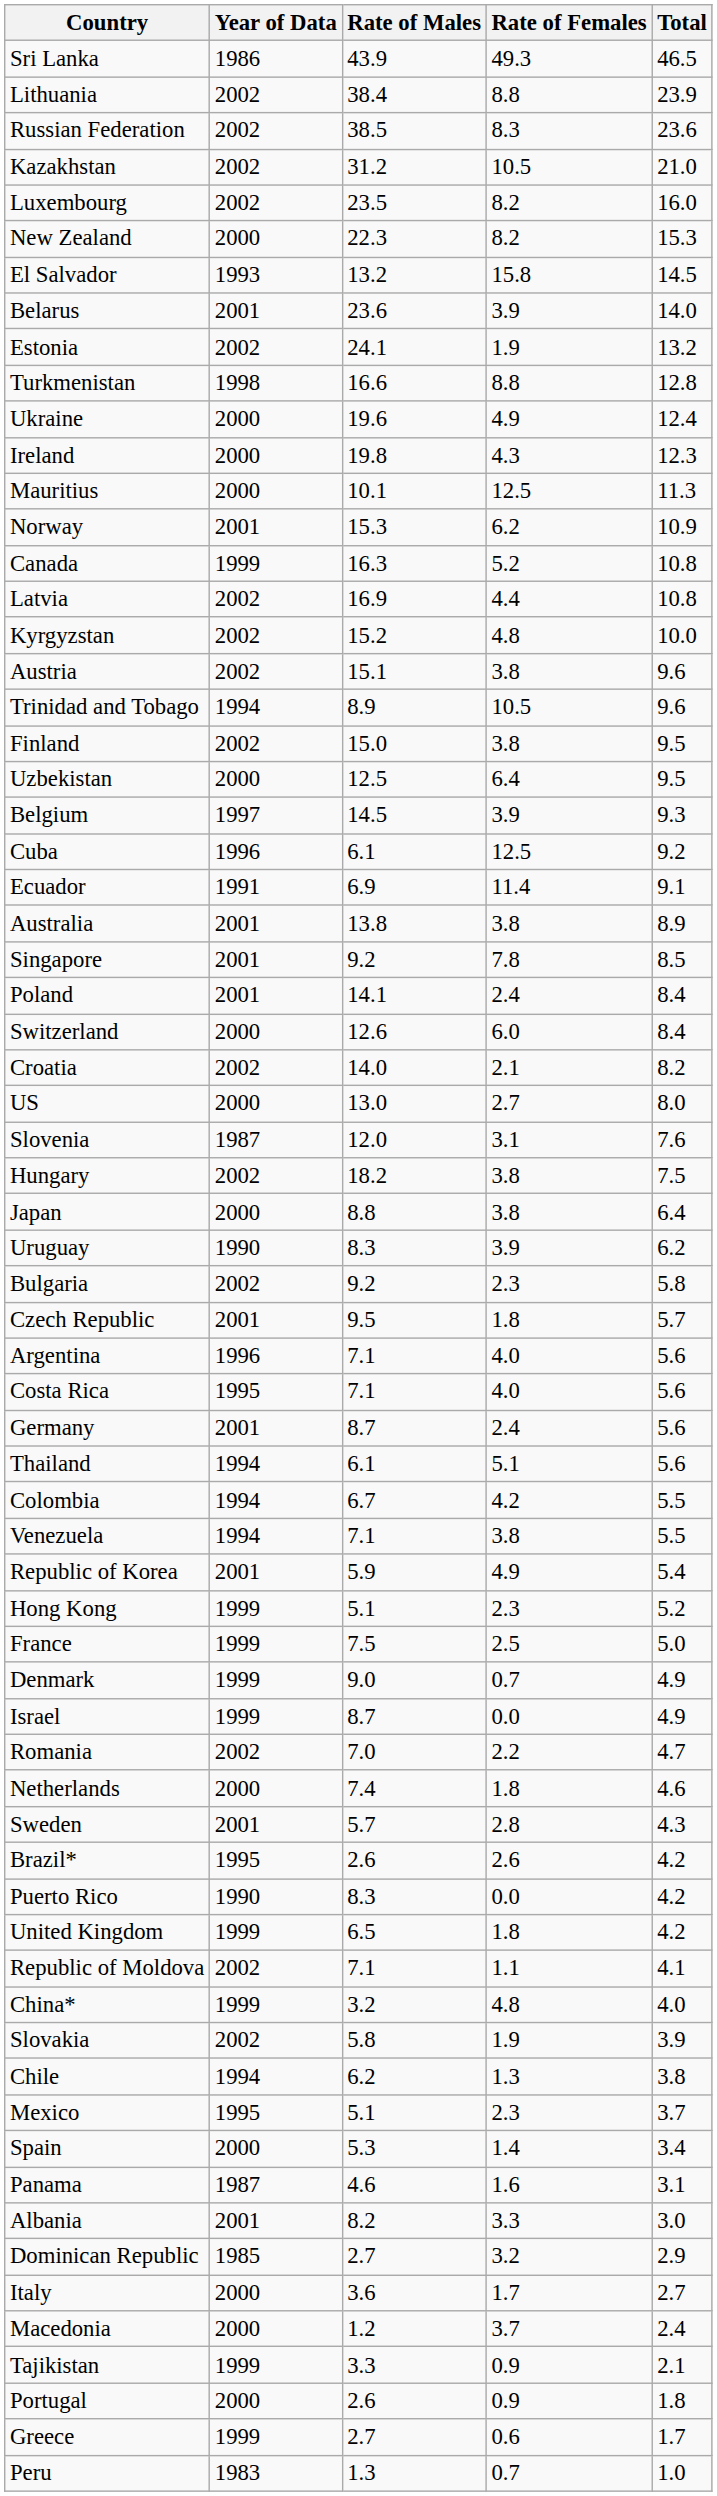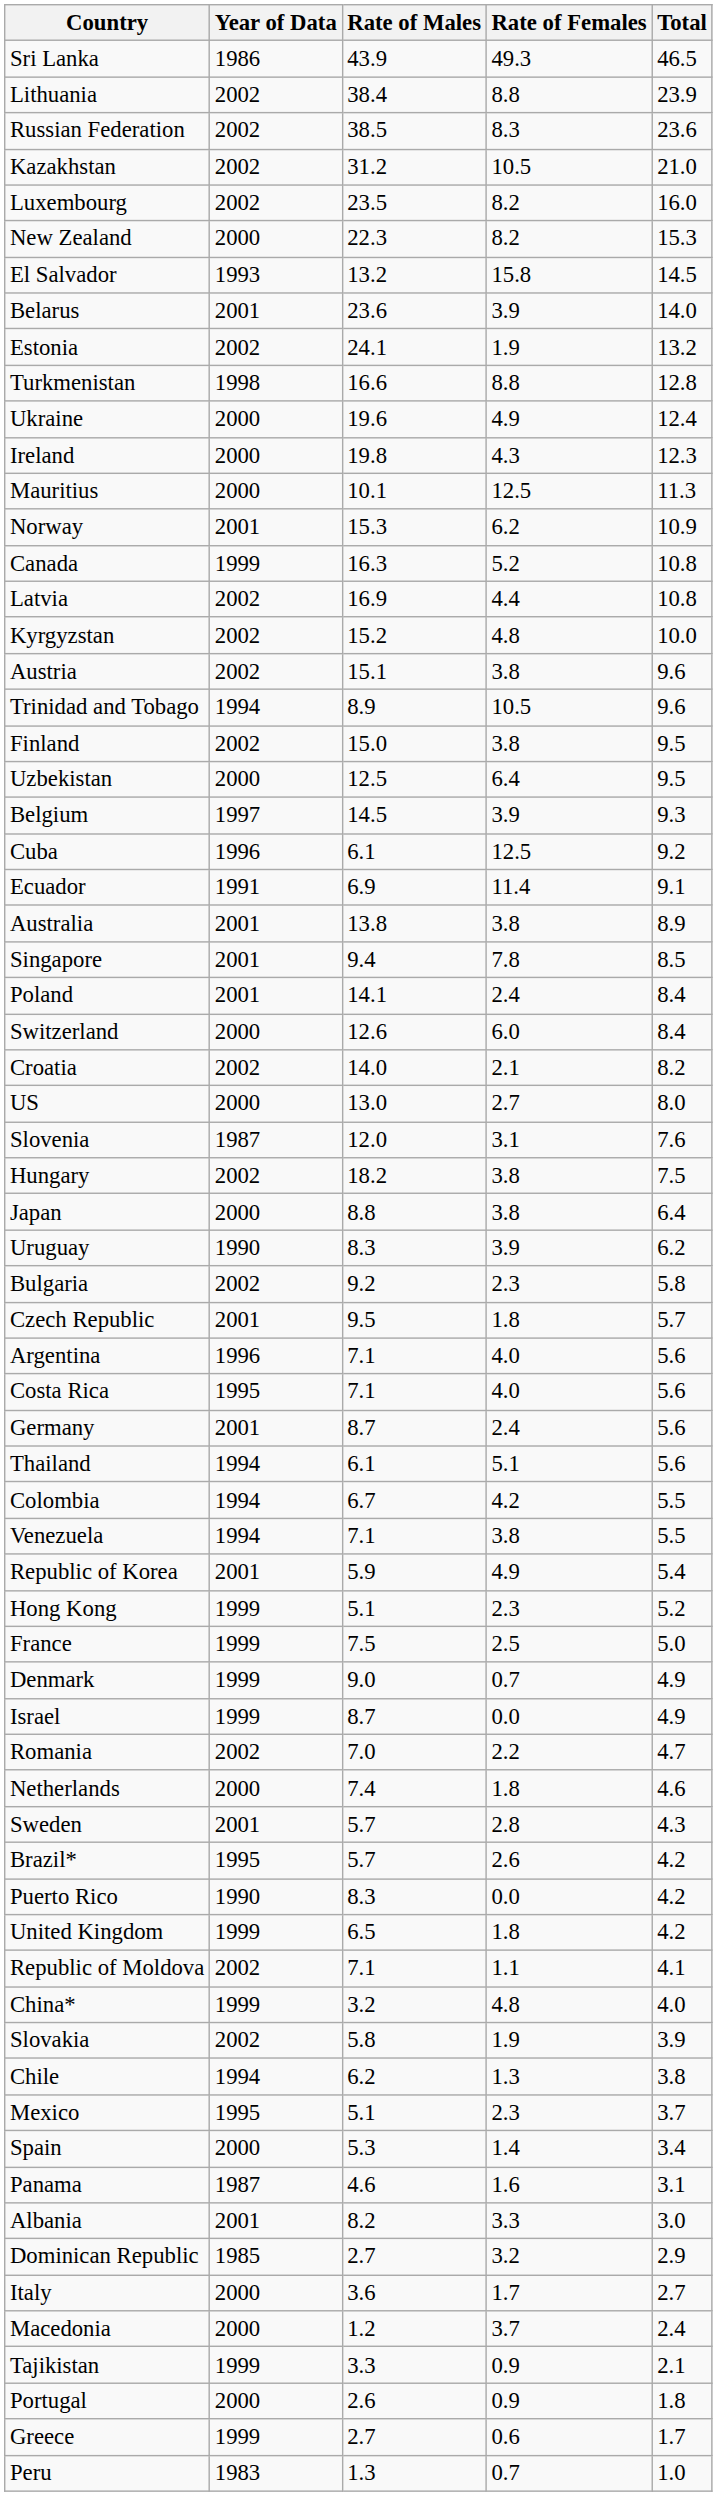(361, 959) 9.2 -> (361, 959) 9.4
(361, 1860) 2.6 -> (361, 1860) 5.7
